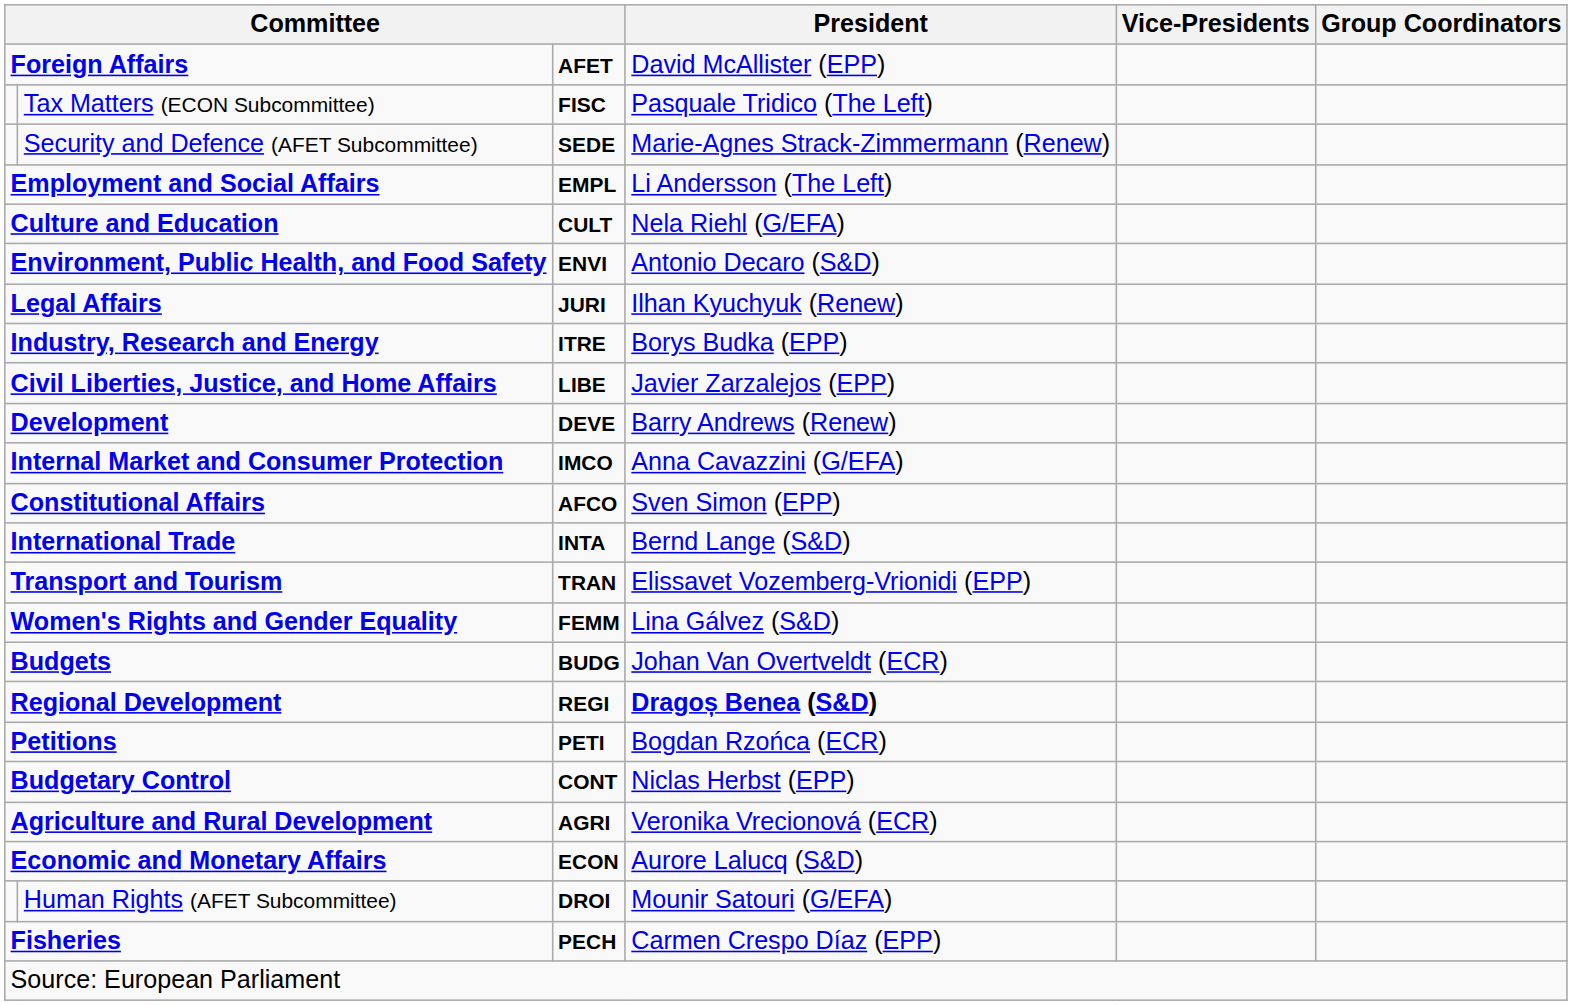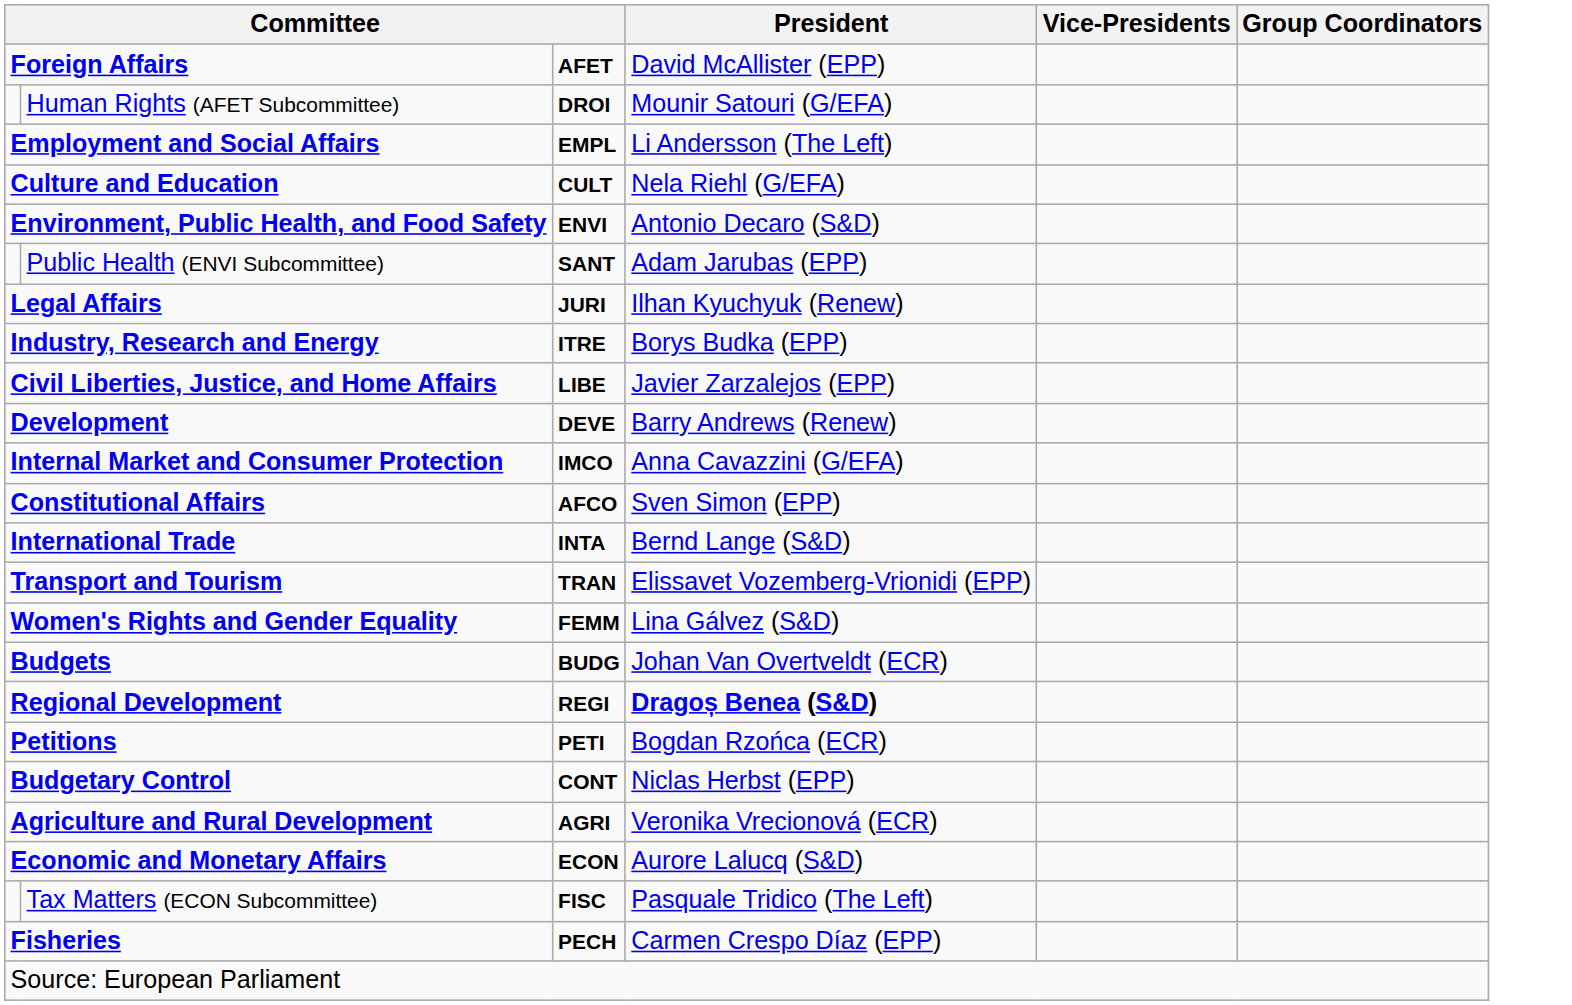rows swapped: (210, 900) <-> (199, 104)
- row: (251, 143)
+ row: (205, 263)
